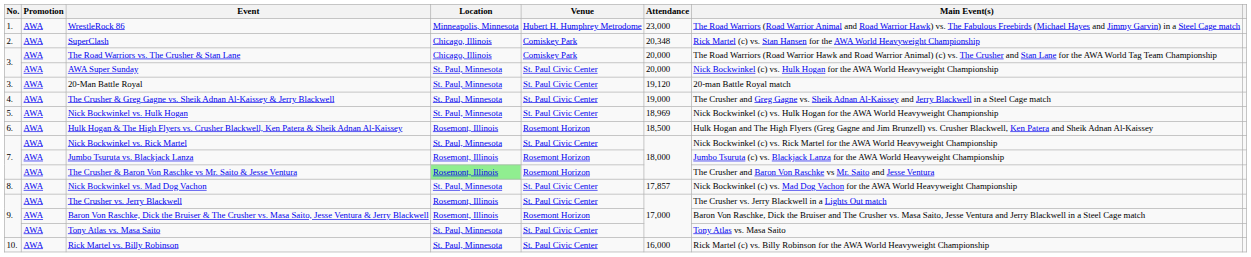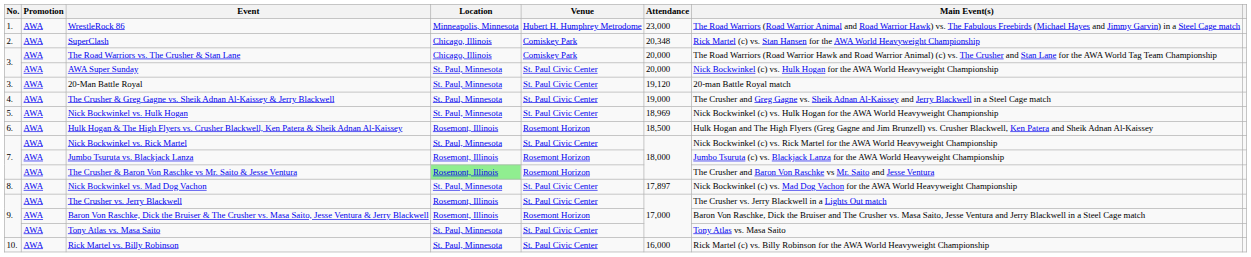(658, 186) 17,857 -> (658, 186) 17,897
